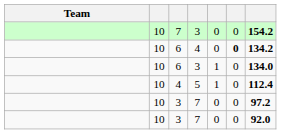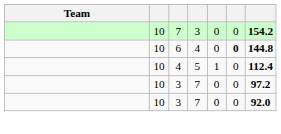(261, 48) 134.2 -> (261, 48) 144.8
- row: (178, 66)
